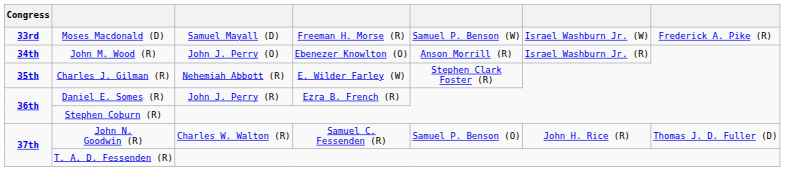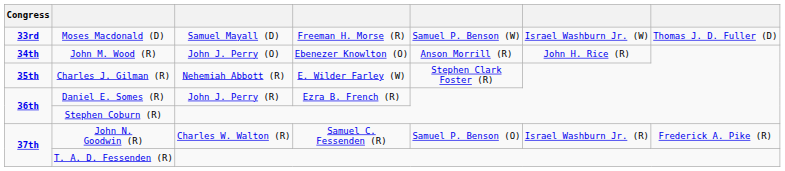(715, 36) Frederick A. Pike (R) -> (715, 36) Thomas J. D. Fuller (D)
(587, 54) Israel Washburn Jr. (R) -> (587, 54) John H. Rice (R)
(587, 136) John H. Rice (R) -> (587, 136) Israel Washburn Jr. (R)
(715, 136) Thomas J. D. Fuller (D) -> (715, 136) Frederick A. Pike (R)
